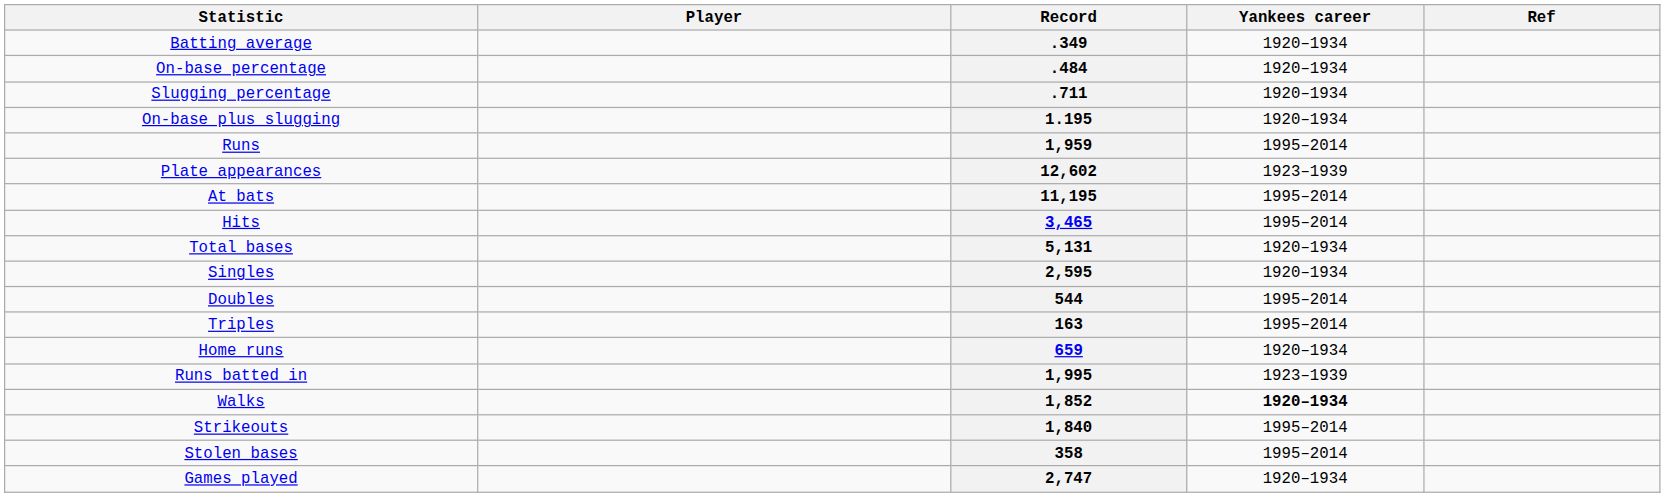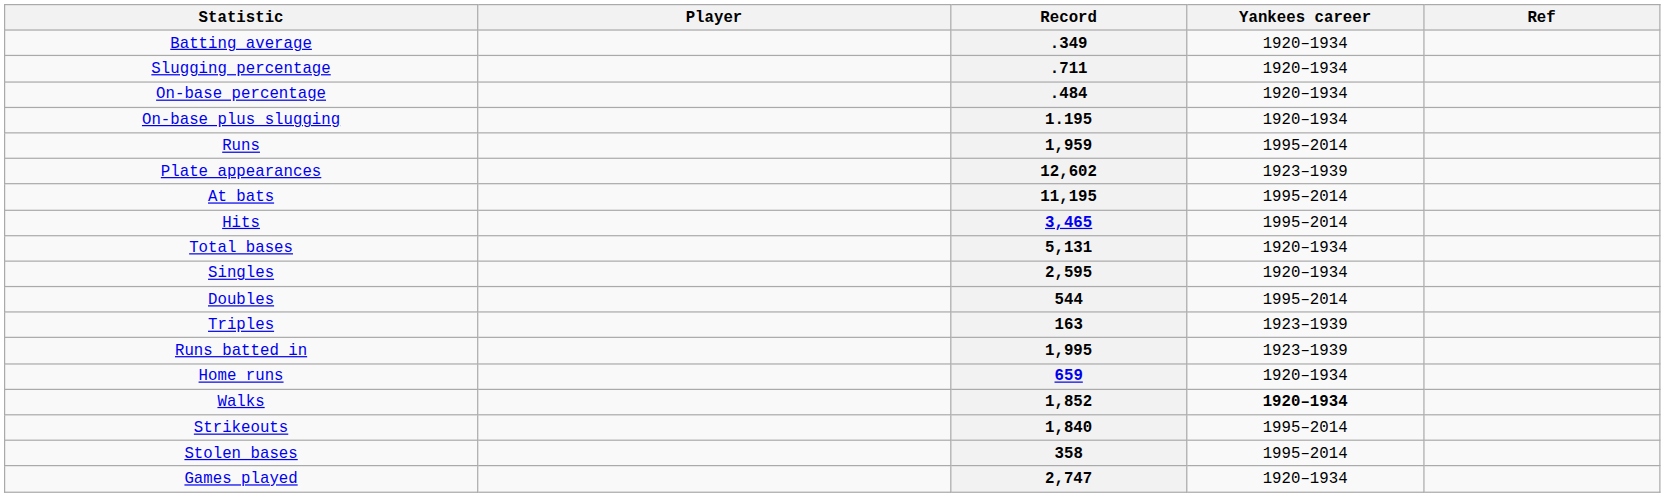rows swapped: (1069, 69) <-> (1069, 94)
(1305, 325) 1995–2014 -> (1305, 325) 1923–1939
rows swapped: (1069, 351) <-> (1069, 376)
